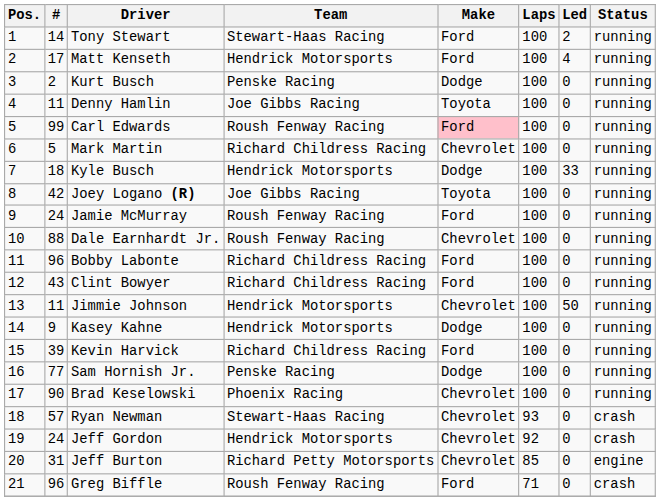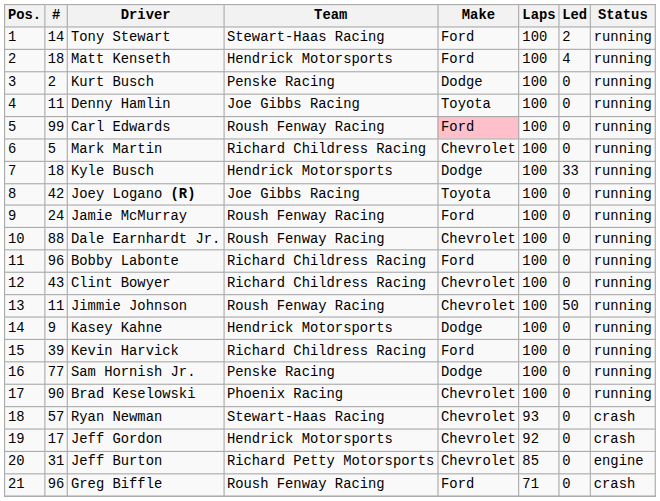(56, 61) 17 -> (56, 61) 18
(458, 284) Ford -> (478, 284) Chevrolet
(310, 306) Hendrick Motorsports -> (306, 306) Roush Fenway Racing
(56, 440) 24 -> (56, 440) 17
